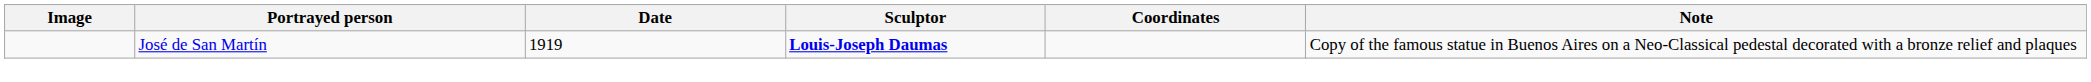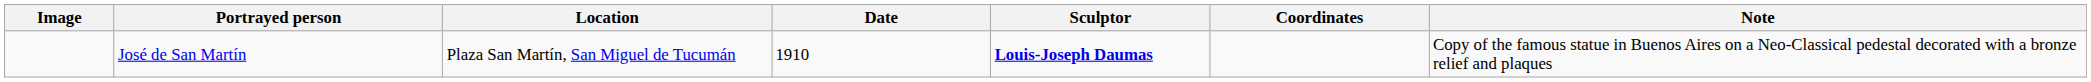+ column: (607, 17)
(546, 44) 1919 -> (792, 53) 1910
